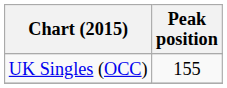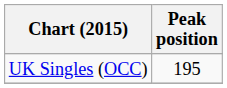(187, 68) 155 -> (187, 68) 195
